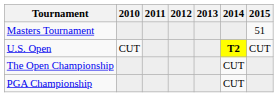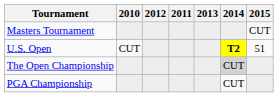columns swapped: (155, 13) <-> (181, 13)
(260, 31) 51 -> (260, 31) CUT
(260, 48) CUT -> (260, 48) 51
(234, 66) no background -> (234, 66) lightgrey background
